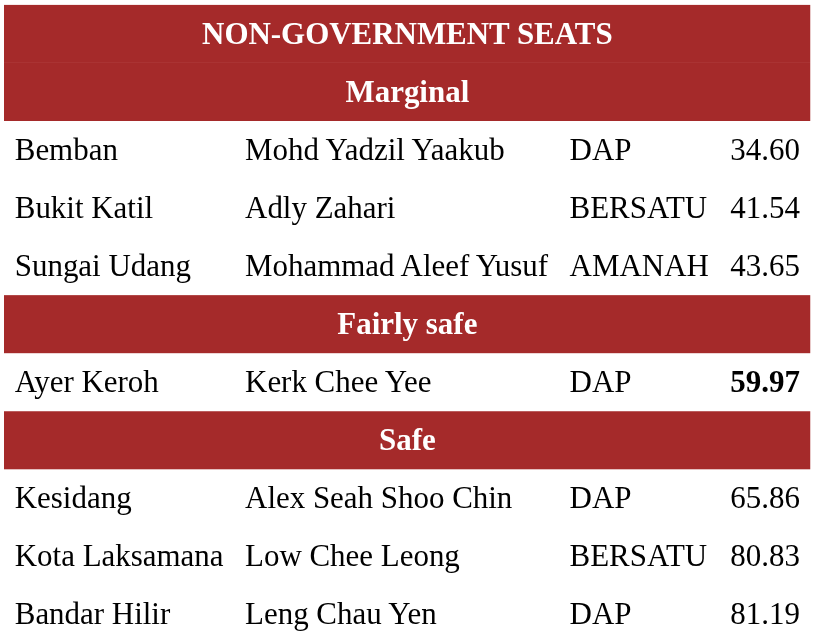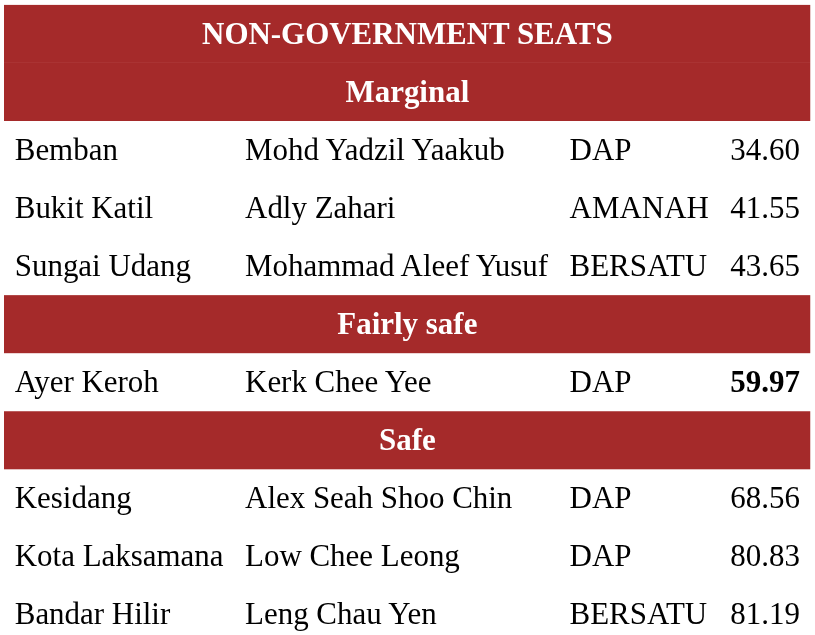(638, 206) BERSATU -> (639, 206) AMANAH
(765, 206) 41.54 -> (765, 206) 41.55
(639, 265) AMANAH -> (638, 265) BERSATU
(765, 497) 65.86 -> (765, 497) 68.56
(638, 555) BERSATU -> (601, 555) DAP
(601, 613) DAP -> (638, 613) BERSATU
